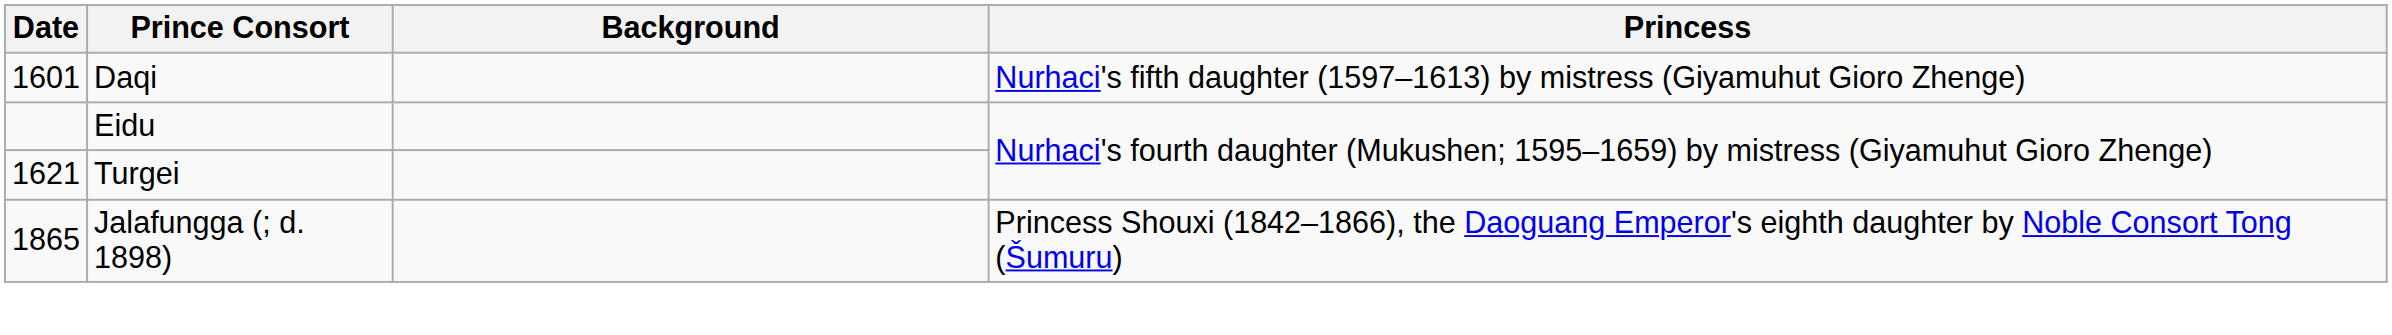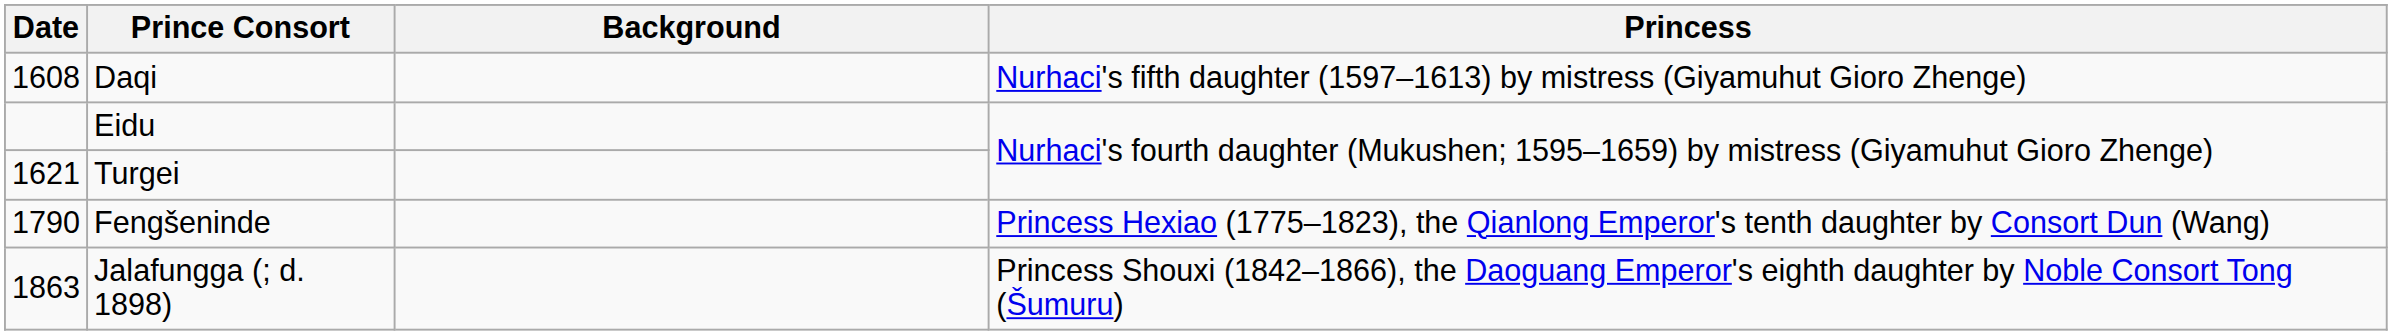(46, 77) 1601 -> (46, 77) 1608
+ row: (182, 222)
(46, 239) 1865 -> (46, 288) 1863
